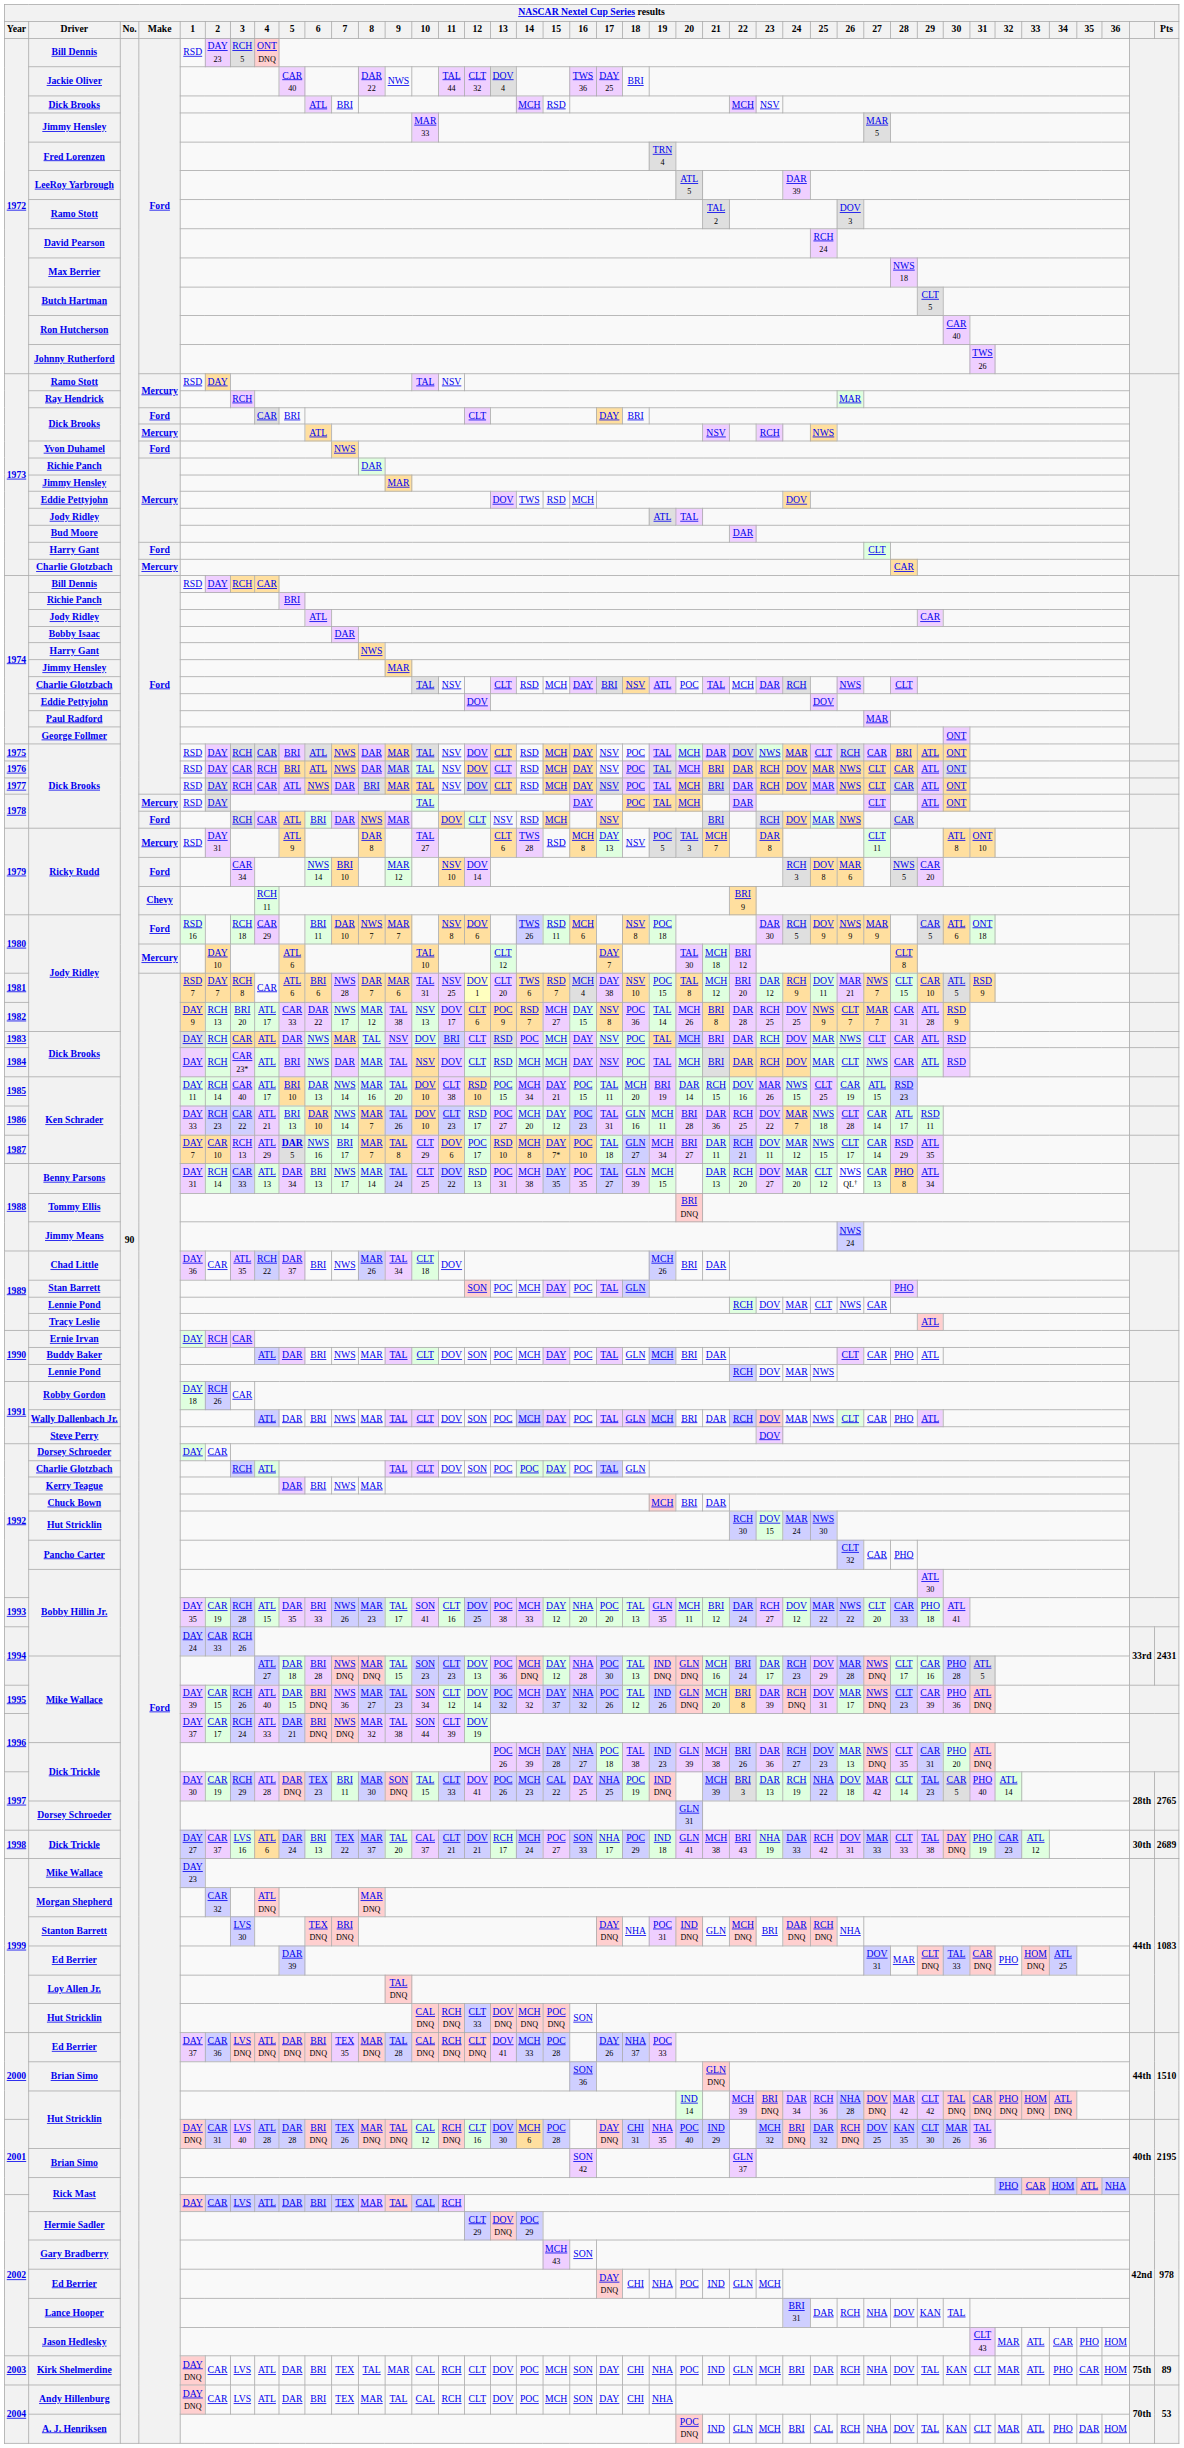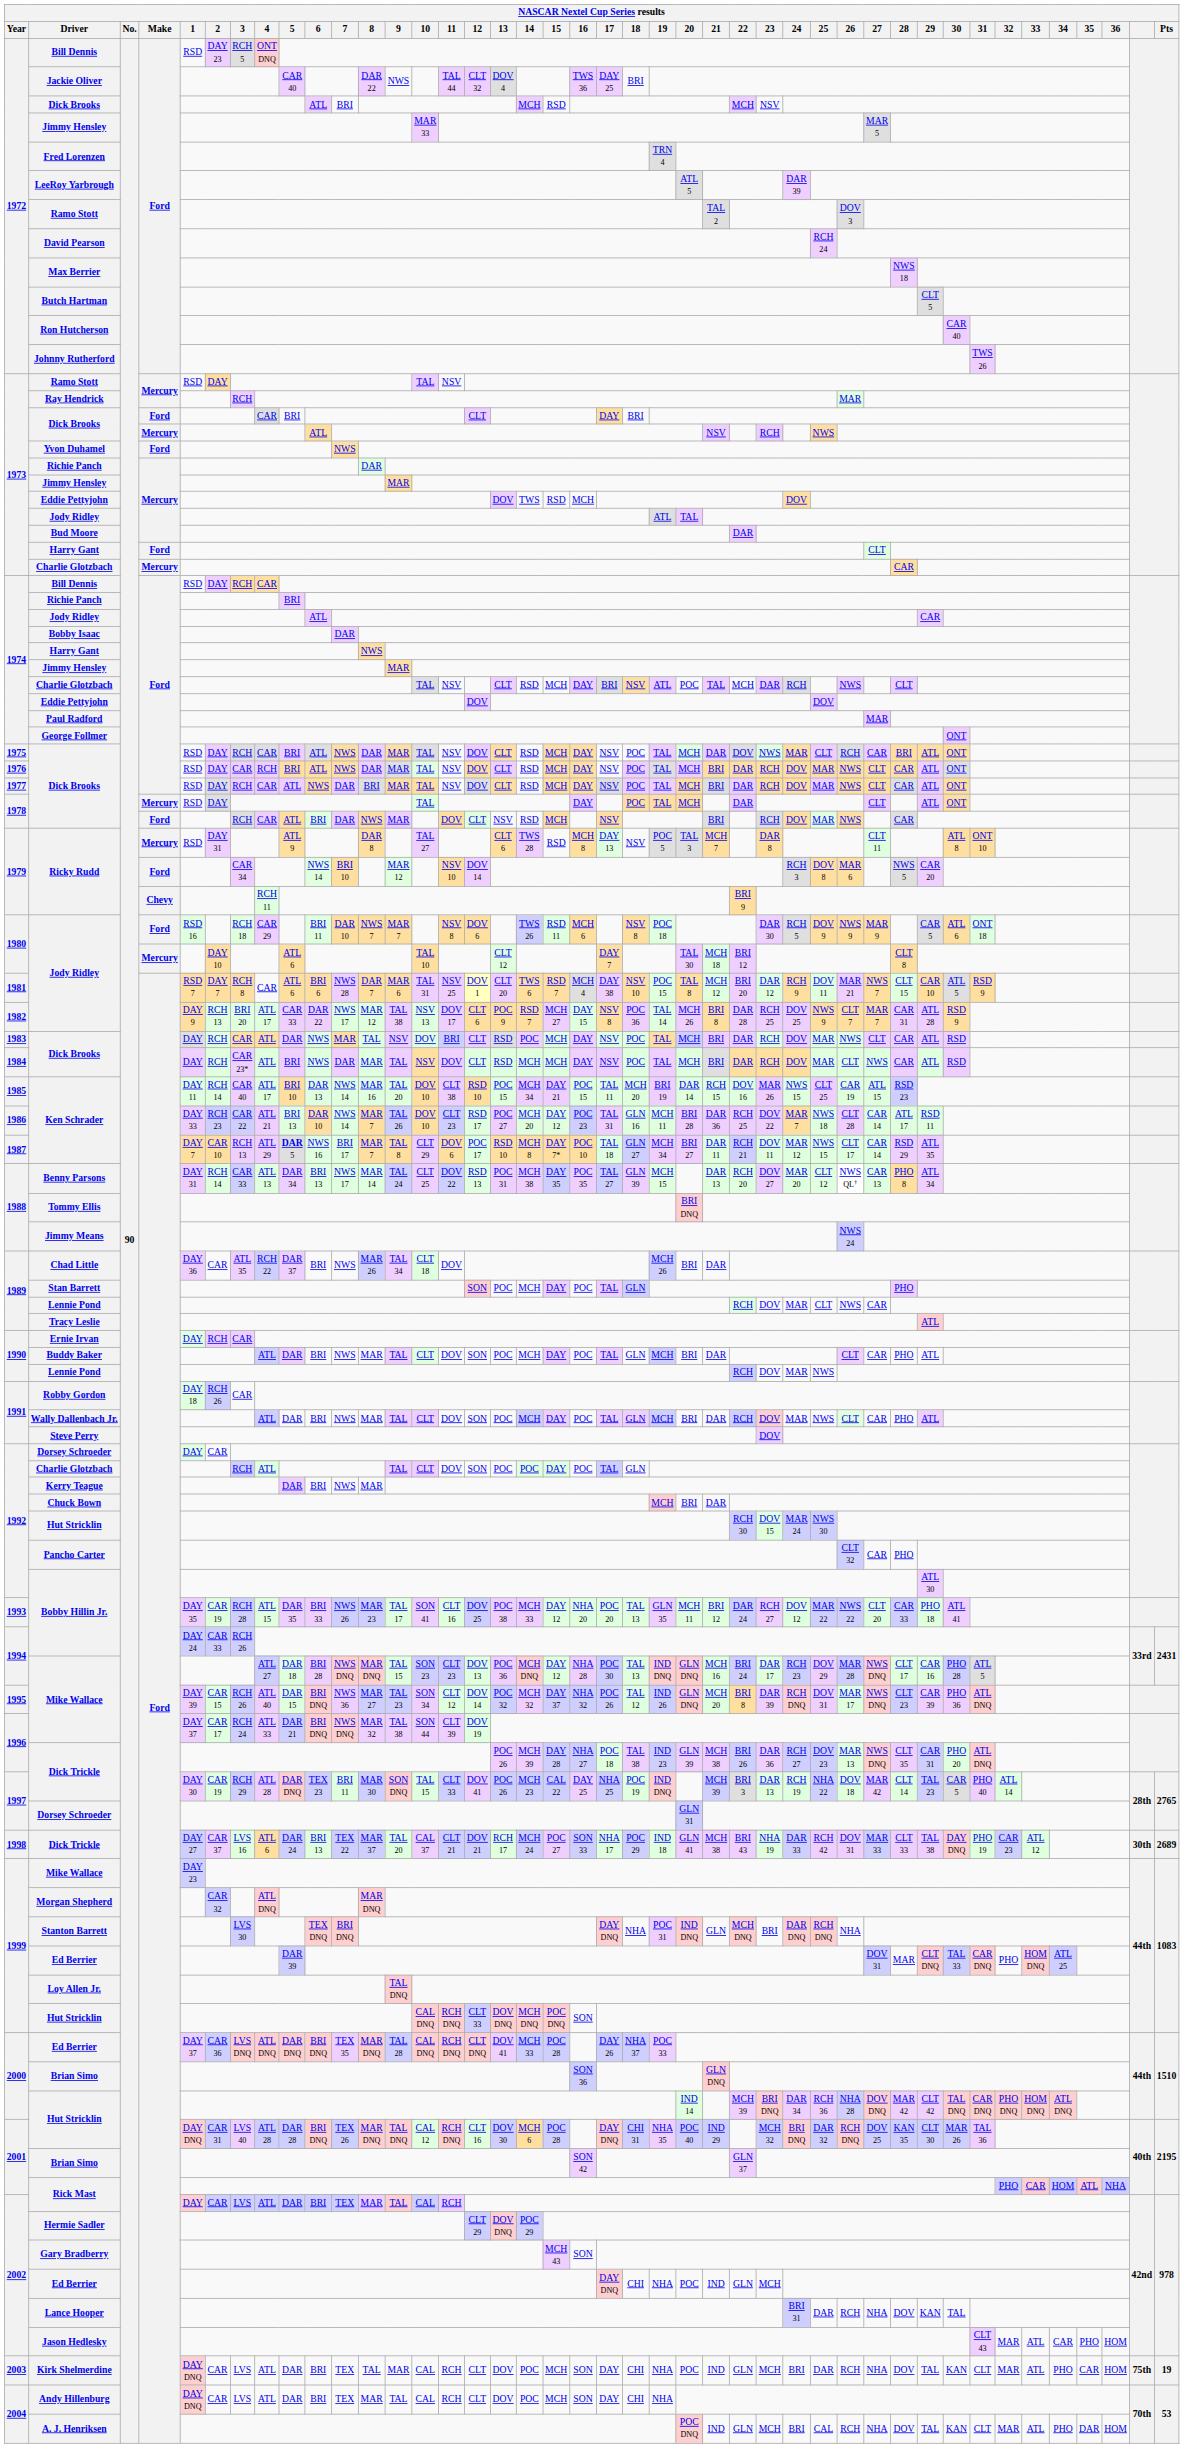(1167, 2370) 89 -> (1167, 2370) 19
